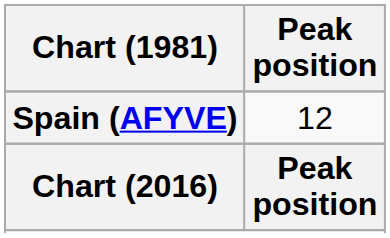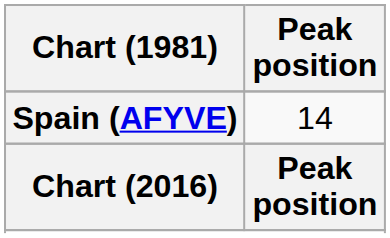(315, 117) 12 -> (315, 117) 14
